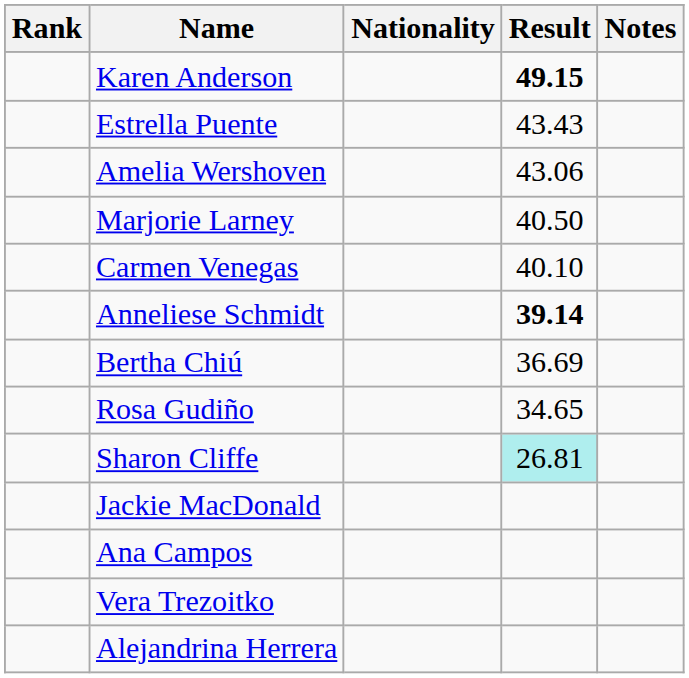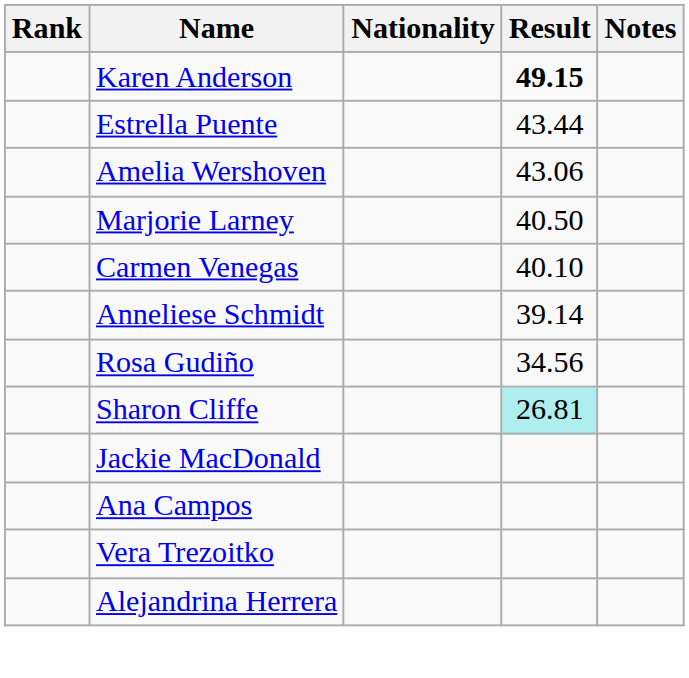(550, 123) 43.43 -> (550, 123) 43.44
(550, 314) bold -> (550, 314) normal
- row: (169, 362)
(550, 409) 34.65 -> (550, 362) 34.56
